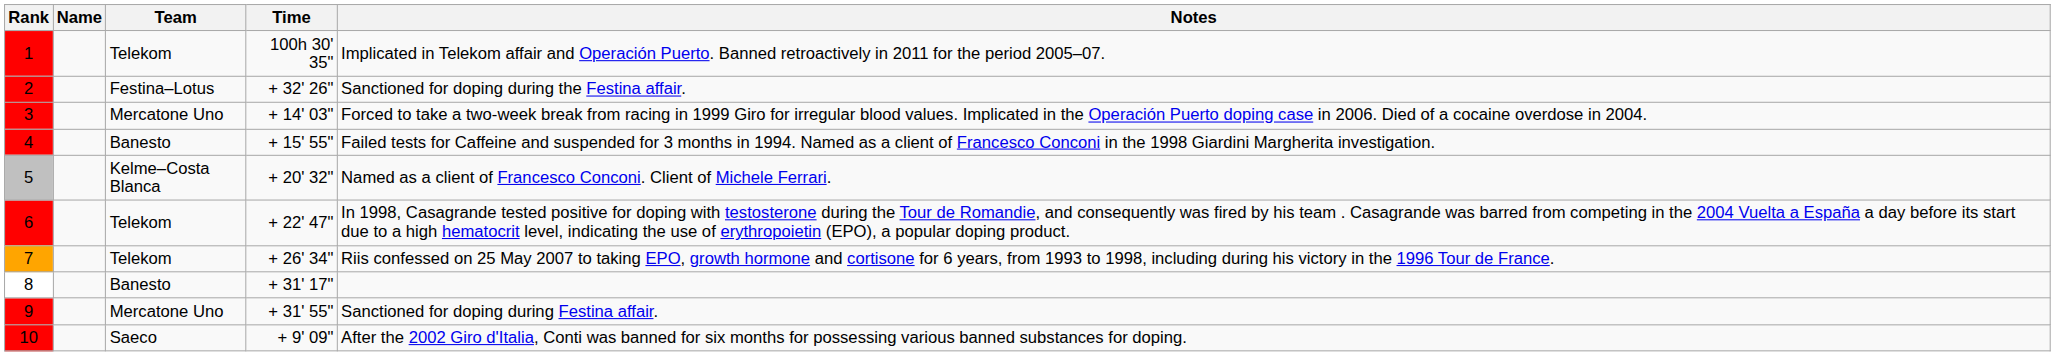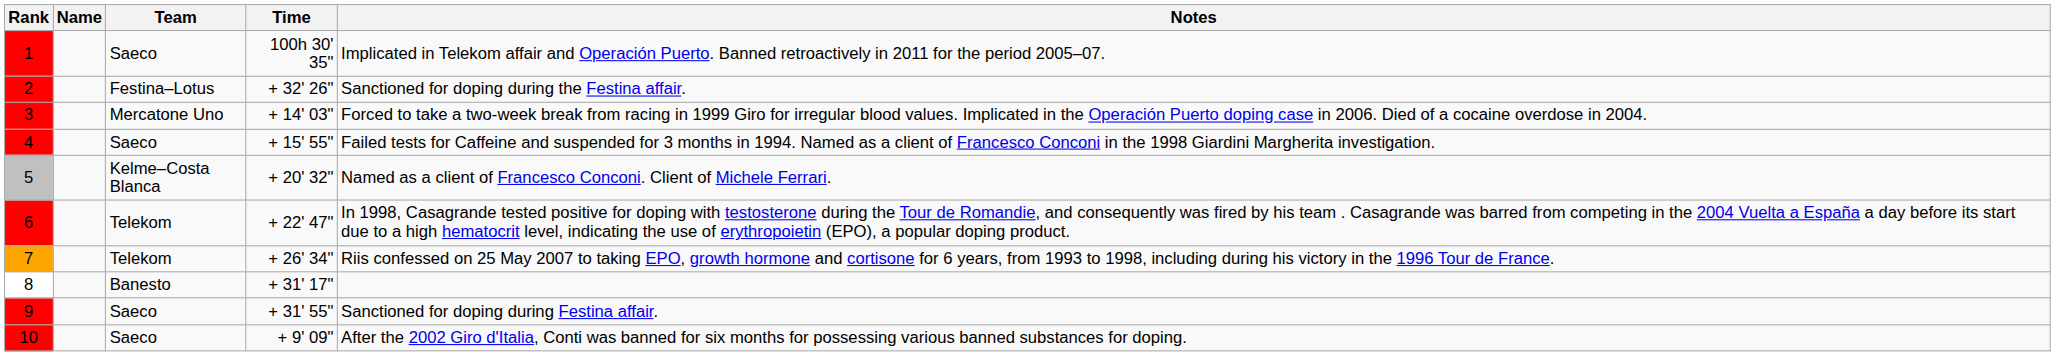(141, 53) Telekom -> (133, 53) Saeco
(140, 141) Banesto -> (133, 141) Saeco
(167, 311) Mercatone Uno -> (133, 311) Saeco
